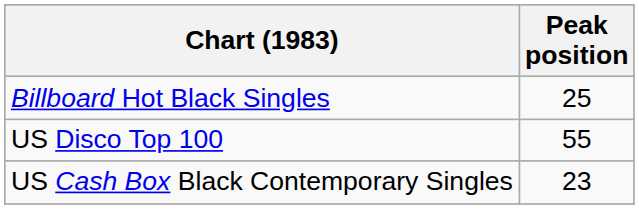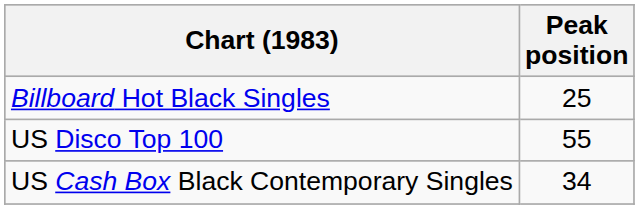(577, 181) 23 -> (577, 181) 34
